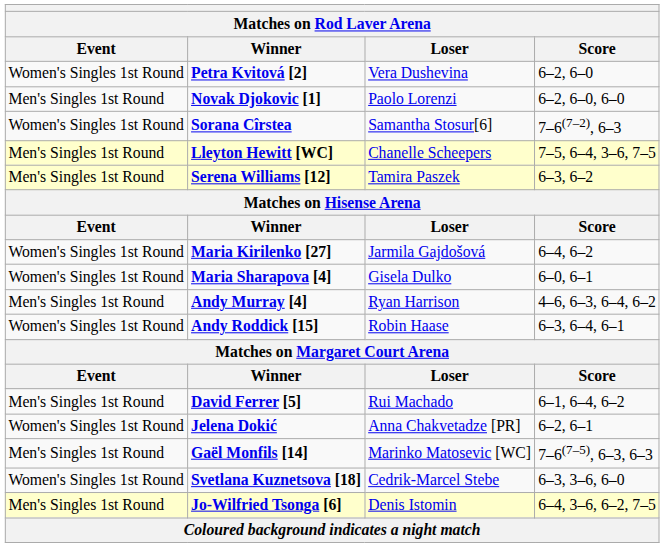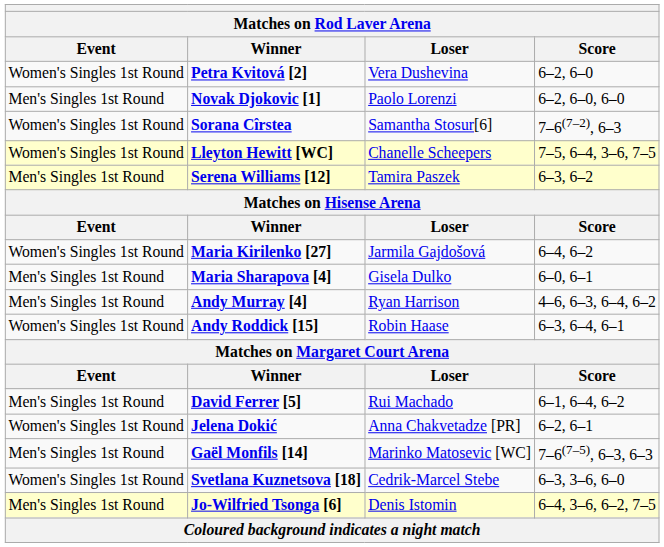(86, 152) Men's Singles 1st Round -> (96, 152) Women's Singles 1st Round
(96, 277) Women's Singles 1st Round -> (86, 277) Men's Singles 1st Round
